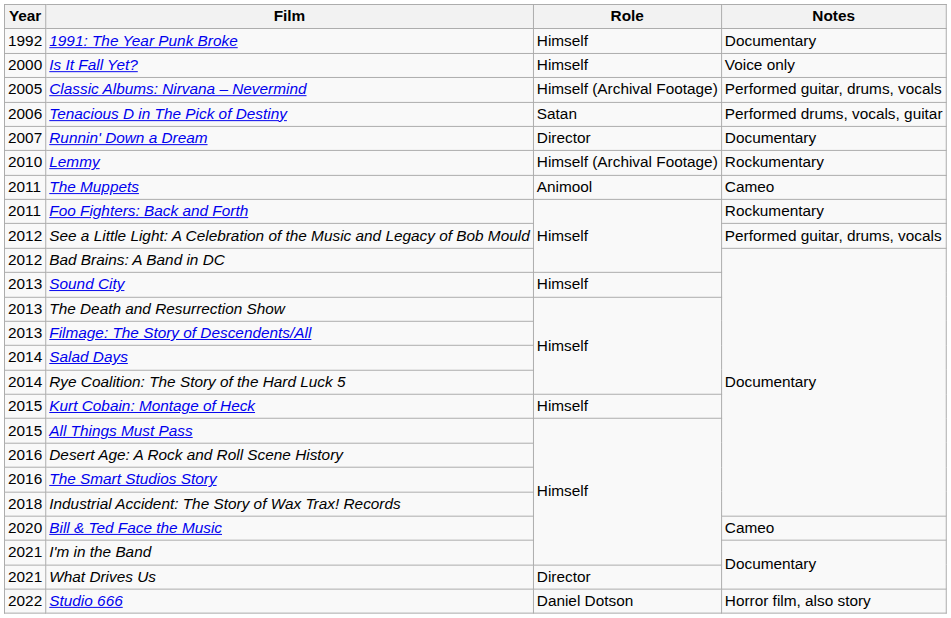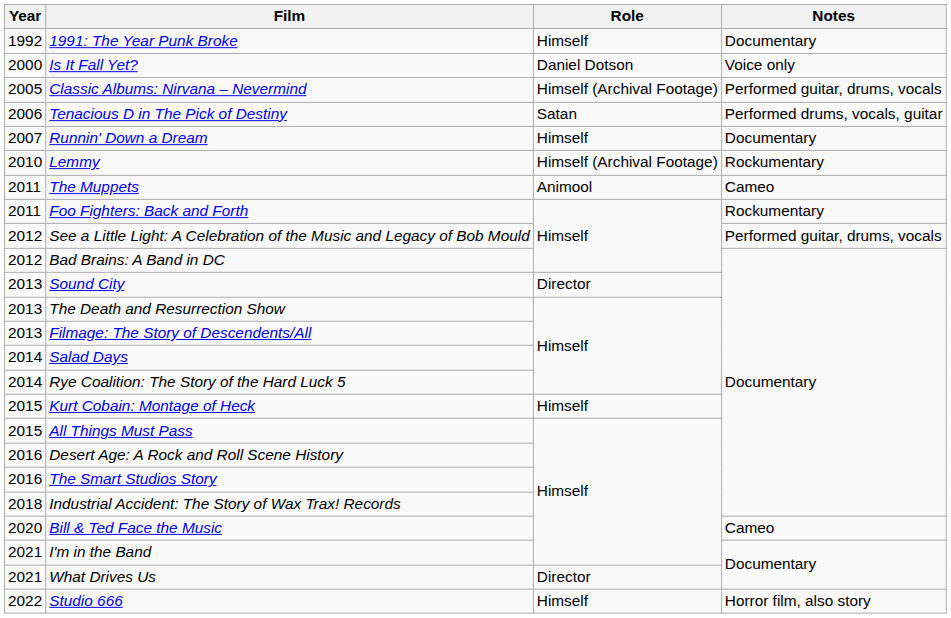(562, 65) Himself -> (585, 65) Daniel Dotson
(564, 138) Director -> (562, 138) Himself
(562, 284) Himself -> (564, 284) Director
(585, 601) Daniel Dotson -> (562, 601) Himself
